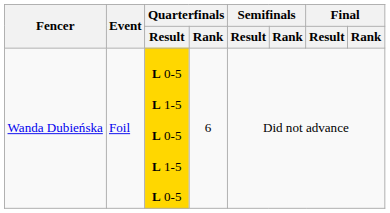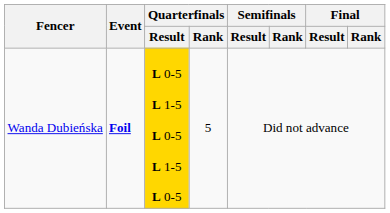(120, 128) normal -> (120, 128) bold
(208, 128) 6 -> (208, 128) 5
